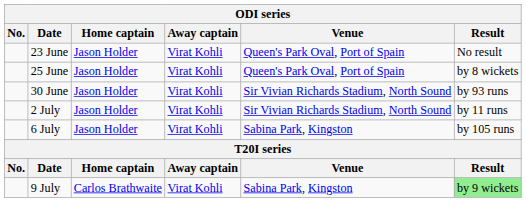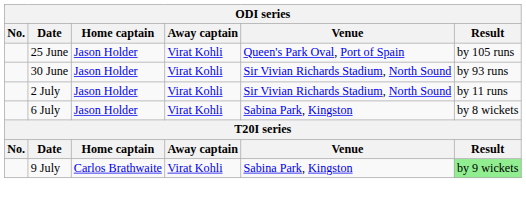- row: (49, 52)
(488, 71) by 8 wickets -> (486, 52) by 105 runs
(486, 129) by 105 runs -> (488, 110) by 8 wickets
